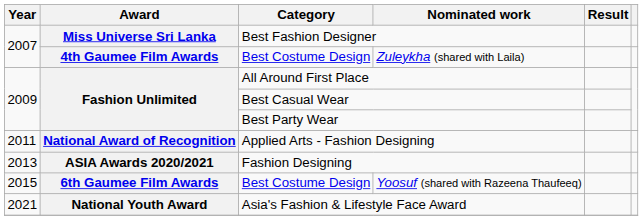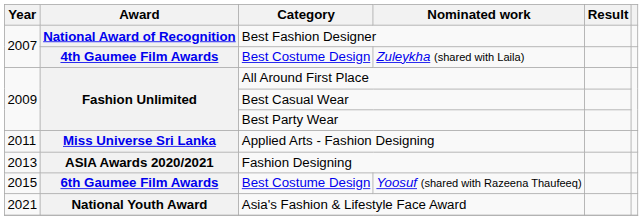(139, 36) Miss Universe Sri Lanka -> (139, 36) National Award of Recognition
(139, 141) National Award of Recognition -> (139, 141) Miss Universe Sri Lanka
